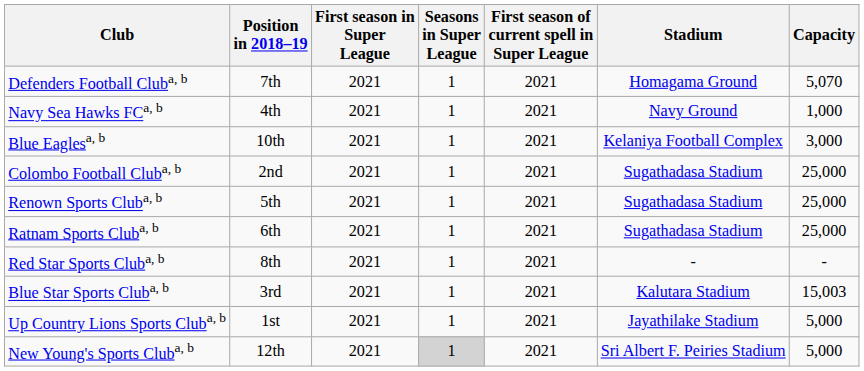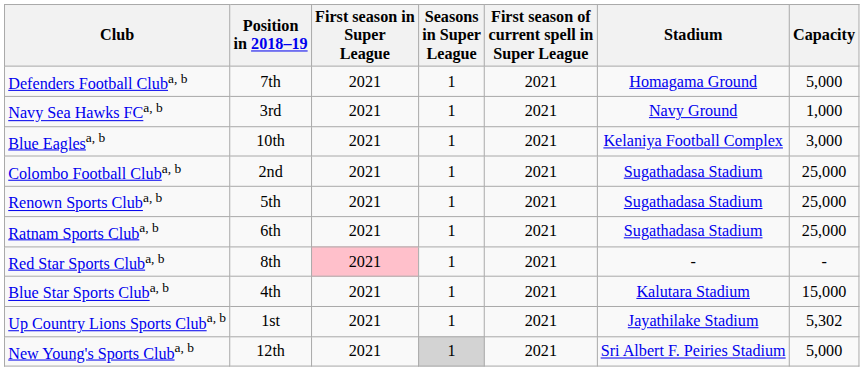(824, 81) 5,070 -> (824, 81) 5,000
(271, 111) 4th -> (271, 111) 3rd
(365, 261) no background -> (365, 261) pink background
(271, 291) 3rd -> (271, 291) 4th
(824, 291) 15,003 -> (824, 291) 15,000
(824, 321) 5,000 -> (824, 321) 5,302
